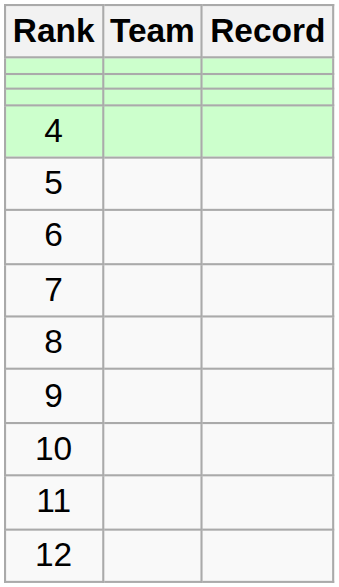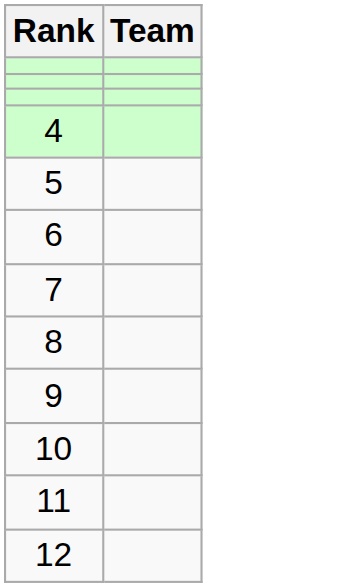- column: (268, 31)
